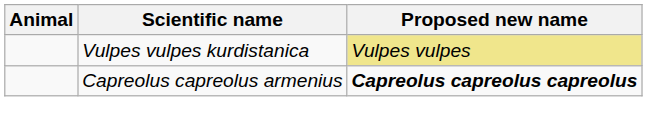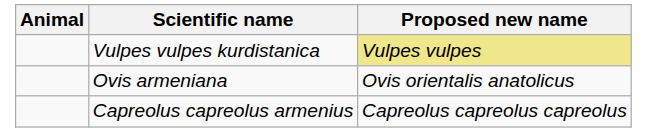+ row: (160, 80)
(494, 80) bold -> (494, 111) normal
